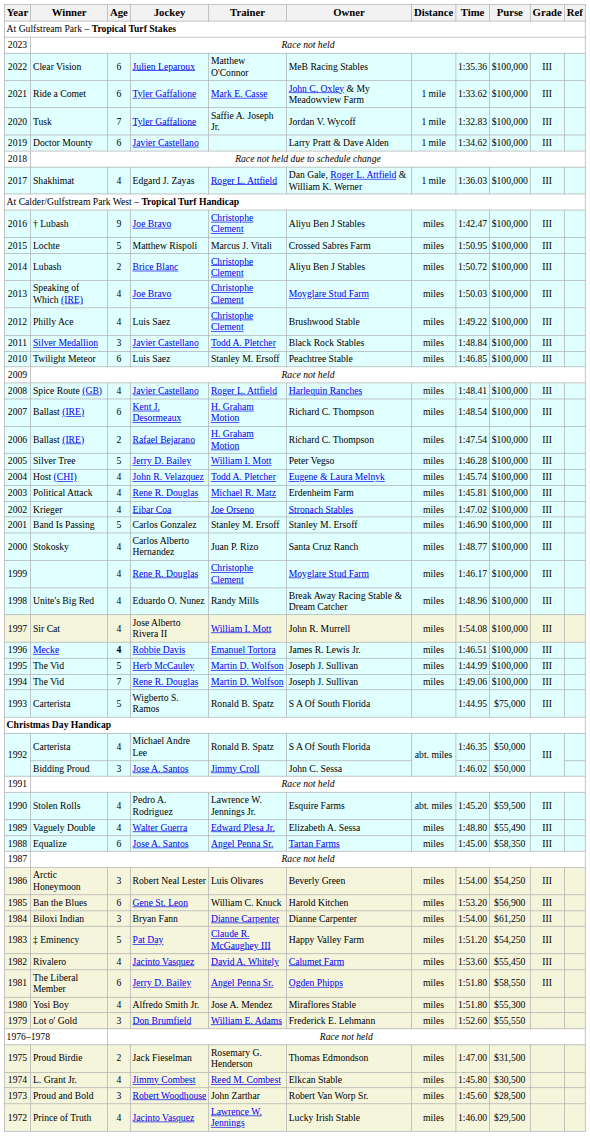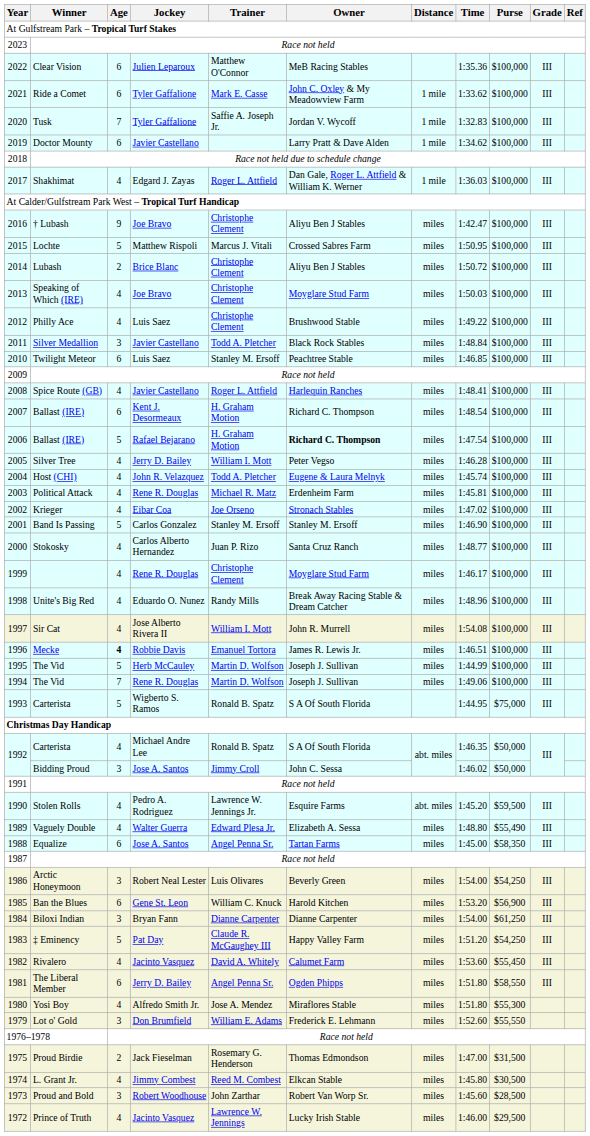(119, 440) 2 -> (119, 440) 5
(331, 440) normal -> (335, 440) bold
(119, 461) 5 -> (119, 461) 4
